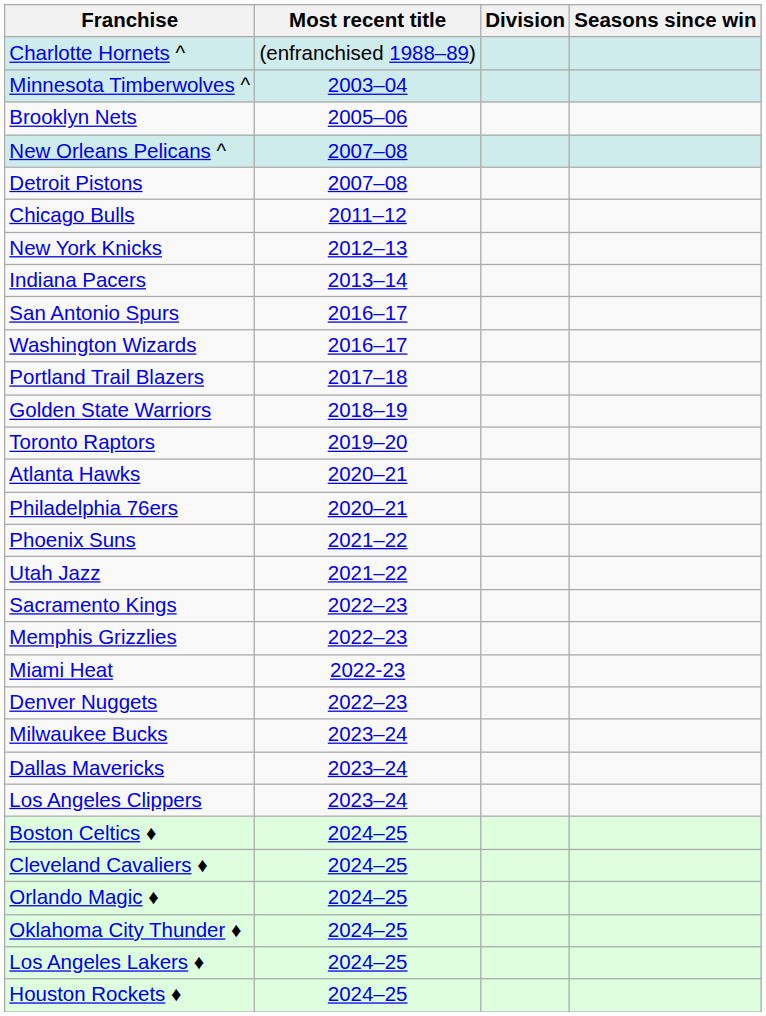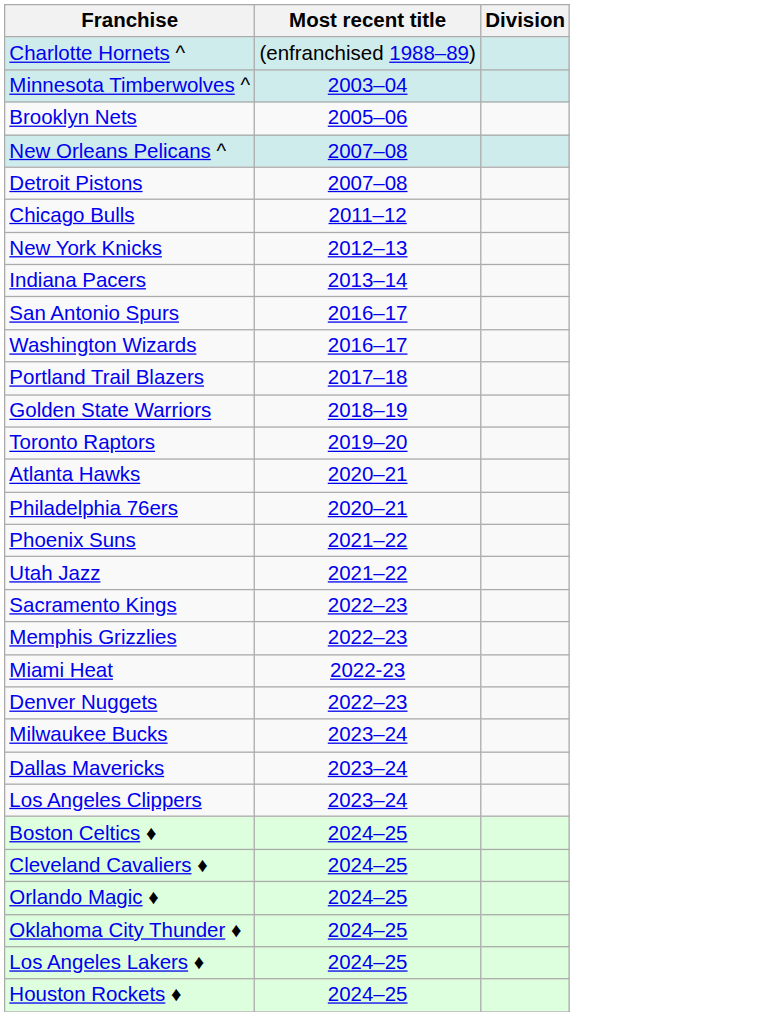- column: (665, 20)
